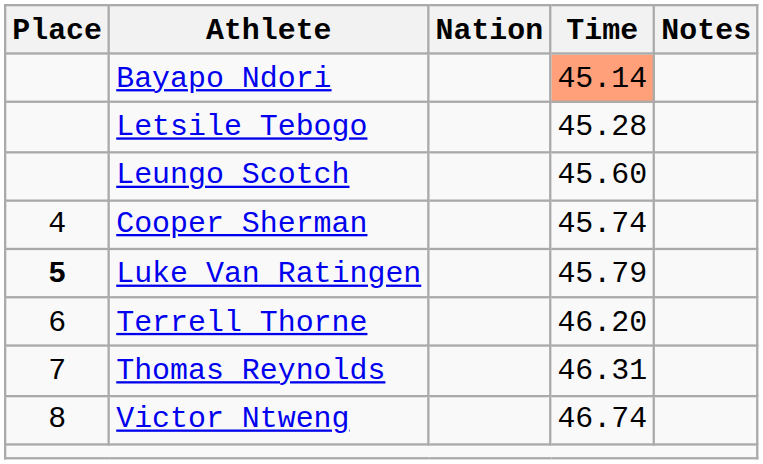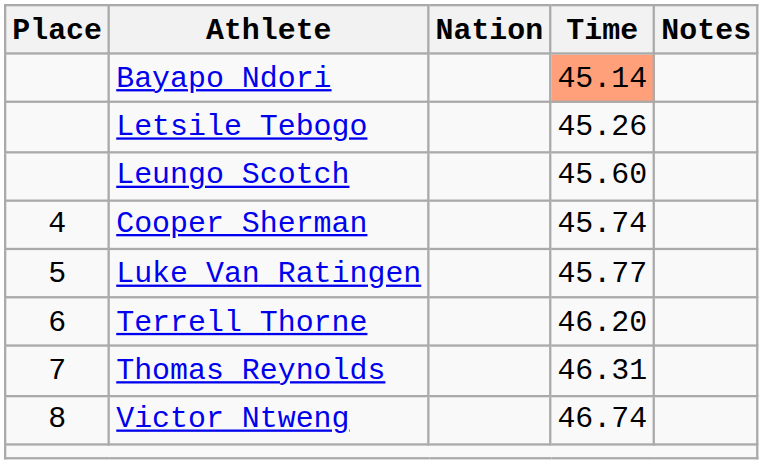(602, 127) 45.28 -> (602, 127) 45.26
(57, 273) bold -> (57, 273) normal
(602, 273) 45.79 -> (602, 273) 45.77
